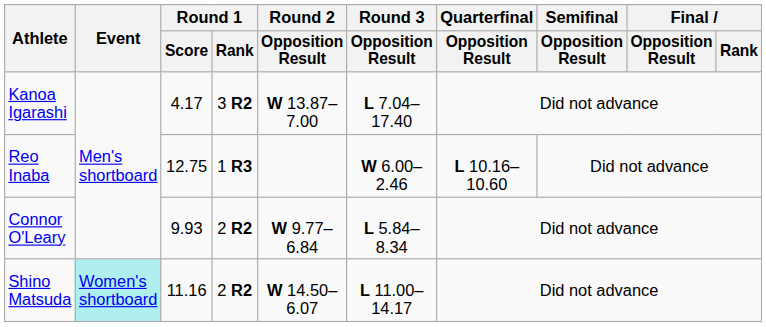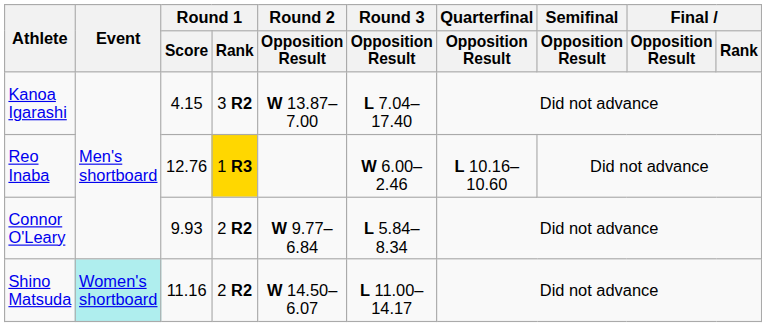(187, 104) 4.17 -> (187, 104) 4.15
(187, 166) 12.75 -> (187, 166) 12.76
(235, 166) no background -> (235, 166) gold background
